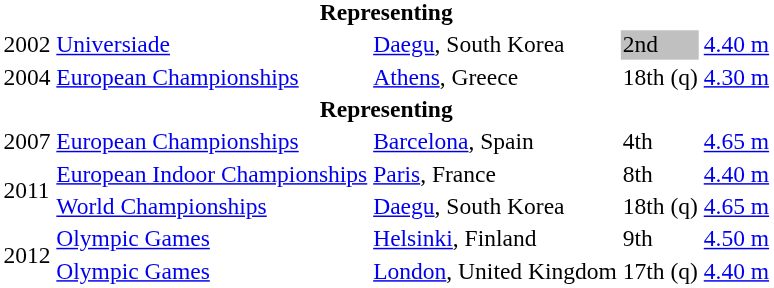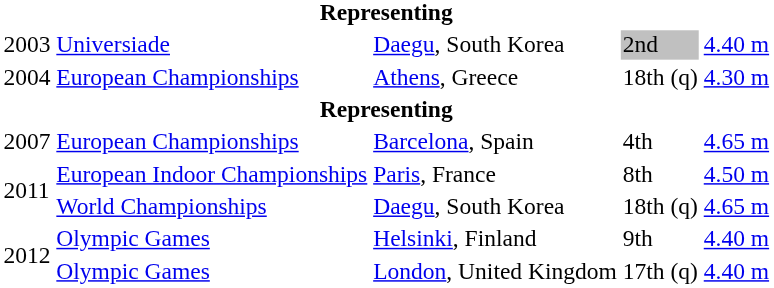(27, 44) 2002 -> (27, 44) 2003
(736, 174) 4.40 m -> (736, 174) 4.50 m
(736, 238) 4.50 m -> (736, 238) 4.40 m
